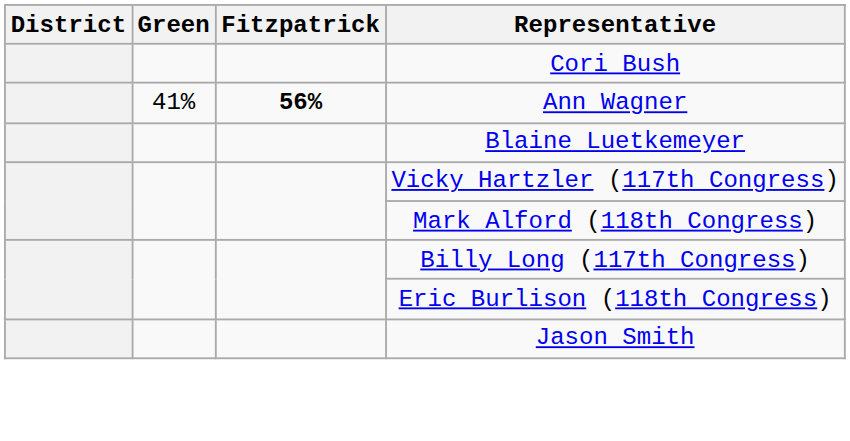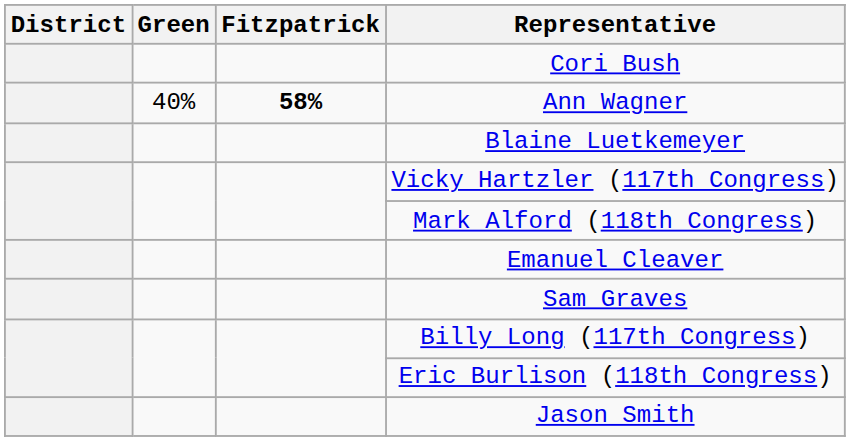(174, 103) 41% -> (174, 103) 40%
(301, 103) 56% -> (301, 103) 58%
+ row: (615, 260)
+ row: (615, 299)
